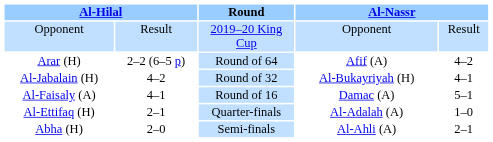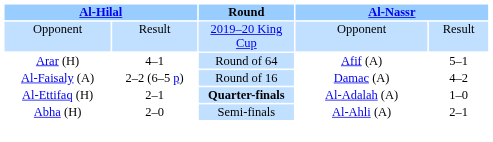(156, 60) 2–2 (6–5 p) -> (155, 60) 4–1
(464, 60) 4–2 -> (459, 60) 5–1
- row: (59, 77)
(156, 95) 4–1 -> (155, 77) 2–2 (6–5 p)
(464, 95) 5–1 -> (459, 77) 4–2
(246, 112) normal -> (246, 95) bold
